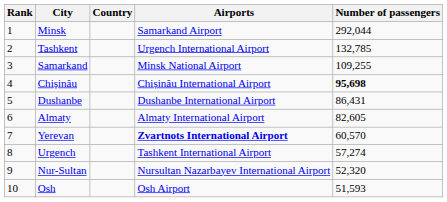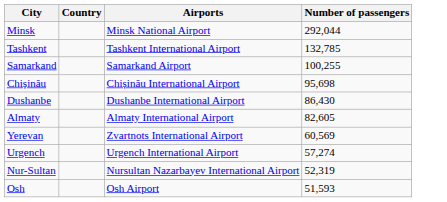- column: (20, 13)
(180, 30) Samarkand Airport -> (158, 30) Minsk National Airport
(203, 48) Urgench International Airport -> (173, 48) Tashkent International Airport
(189, 65) Minsk National Airport -> (149, 65) Samarkand Airport
(353, 65) 109,255 -> (322, 65) 100,255
(351, 83) bold -> (320, 83) normal
(351, 100) 86,431 -> (320, 100) 86,430
(213, 135) bold -> (175, 135) normal
(351, 135) 60,570 -> (320, 135) 60,569
(204, 153) Tashkent International Airport -> (172, 153) Urgench International Airport
(351, 170) 52,320 -> (320, 170) 52,319
